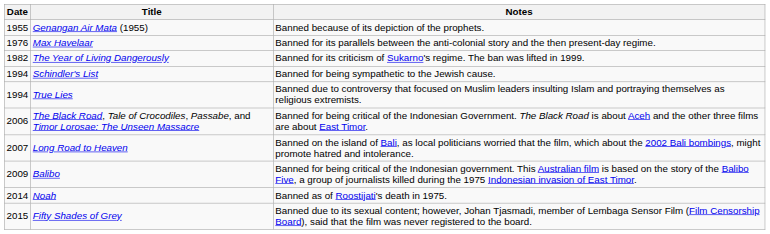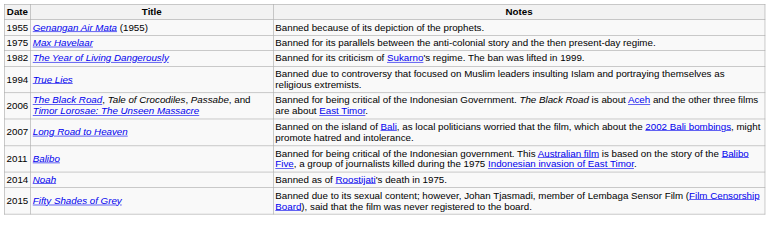(17, 43) 1976 -> (17, 43) 1975
- row: (65, 74)
(17, 174) 2009 -> (17, 159) 2011
